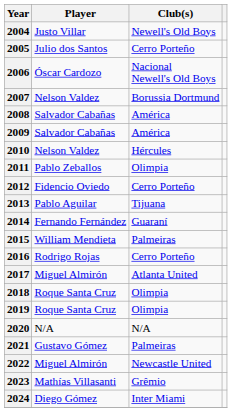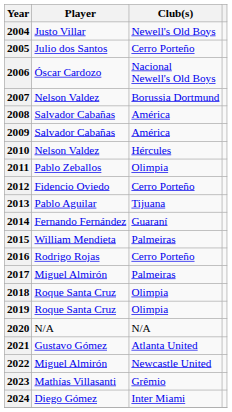(165, 274) Atlanta United -> (153, 274) Palmeiras
(153, 345) Palmeiras -> (165, 345) Atlanta United
